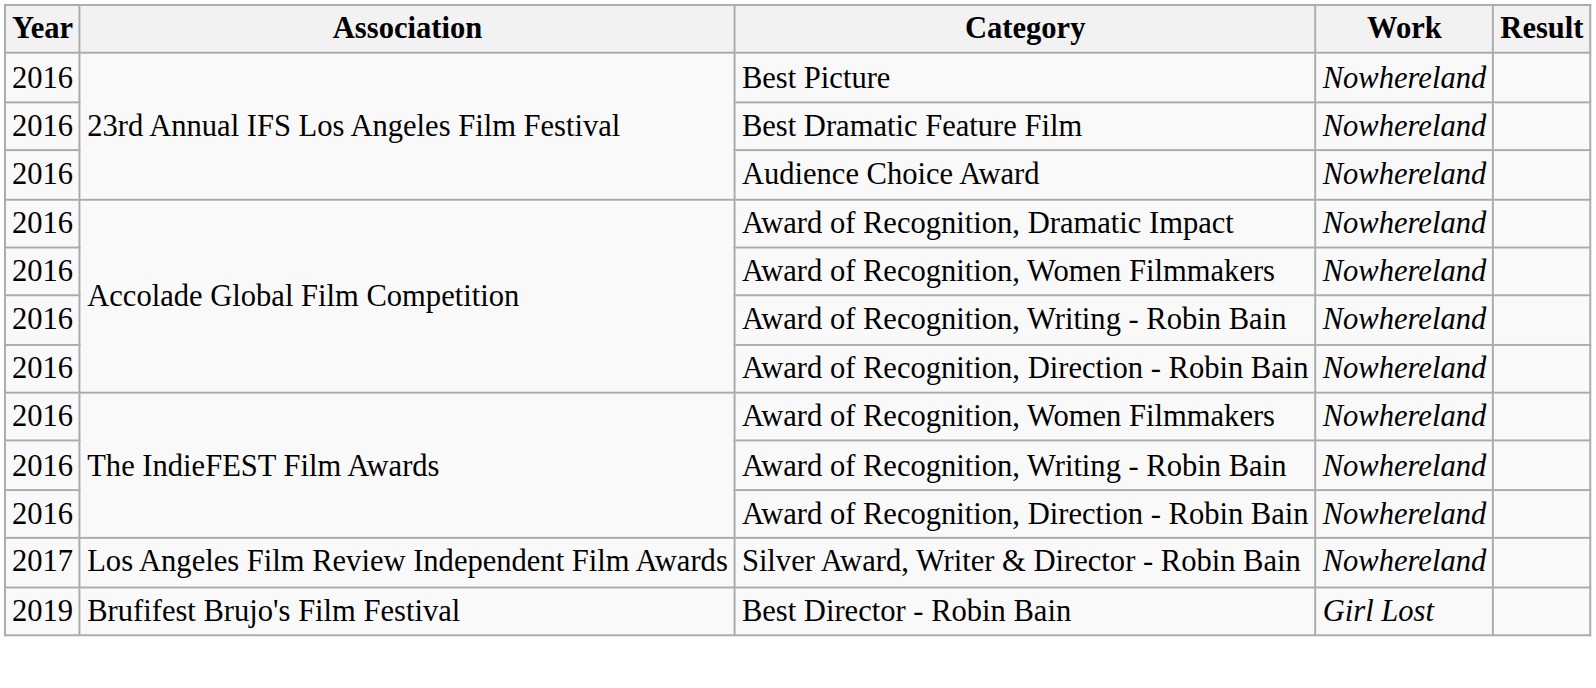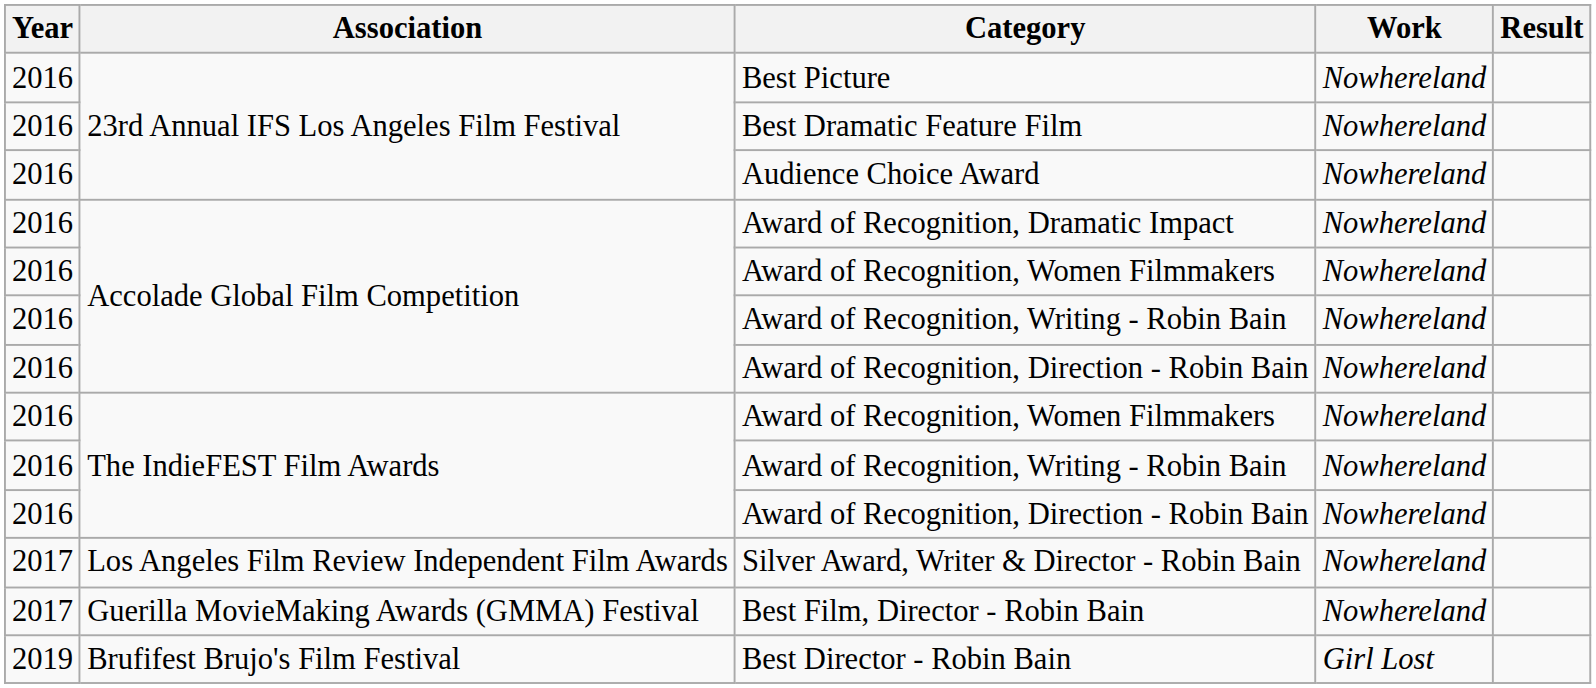+ row: (393, 610)
